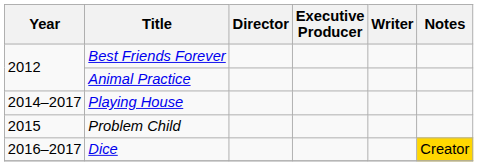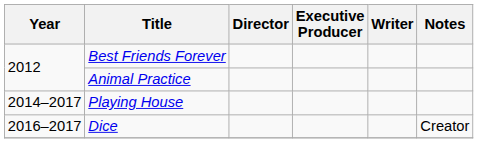- row: (135, 126)
(445, 149) gold background -> (445, 126) no background
